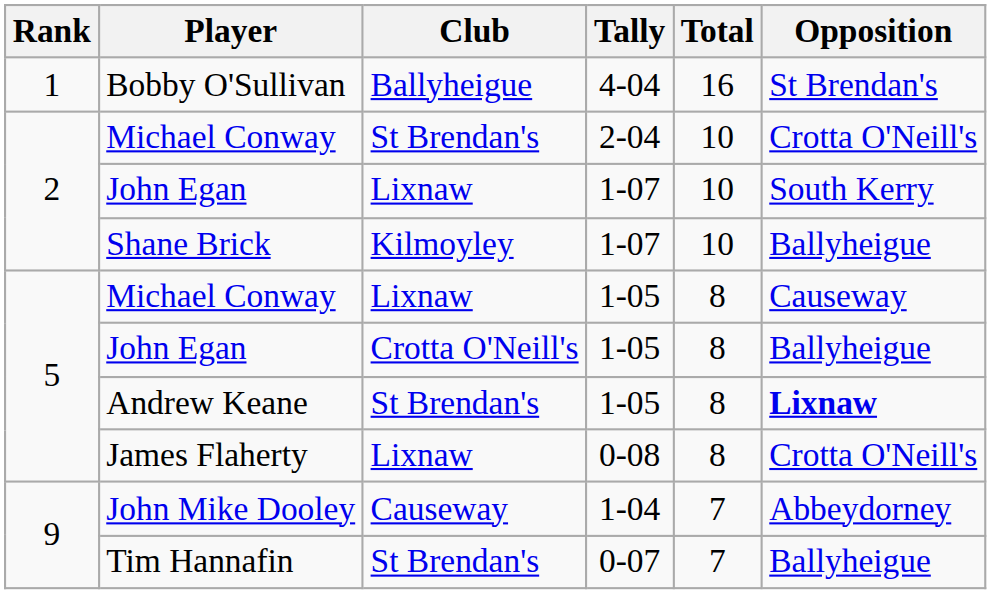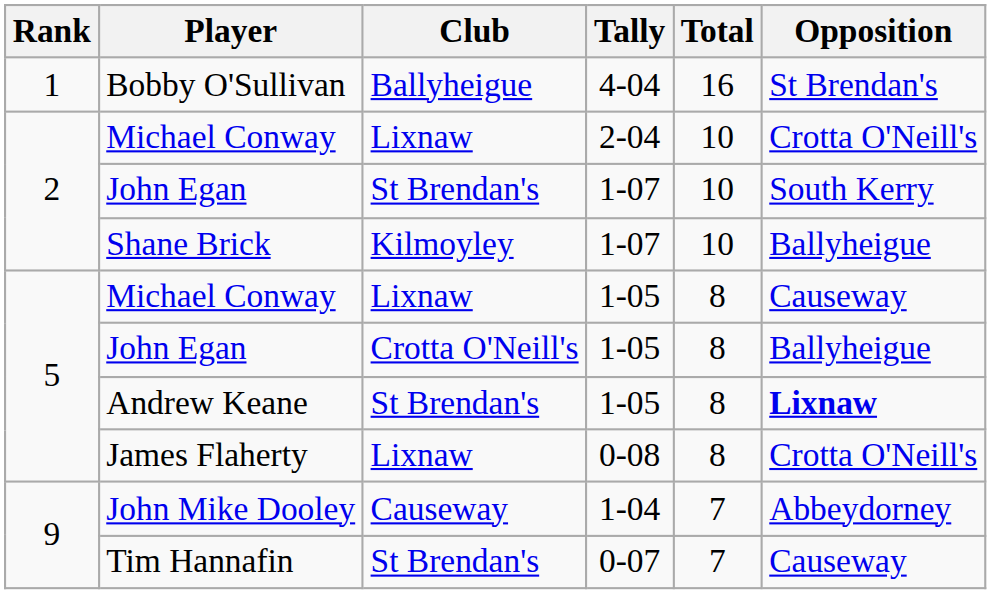(455, 137) St Brendan's -> (422, 137) Lixnaw
(422, 190) Lixnaw -> (455, 190) St Brendan's
(850, 561) Ballyheigue -> (838, 561) Causeway
